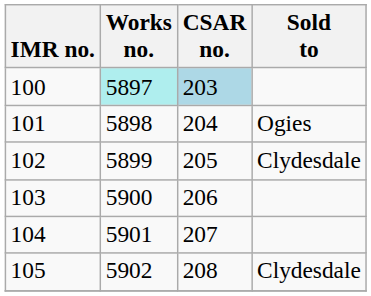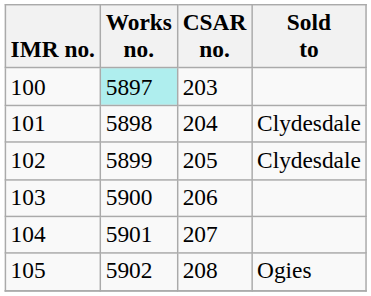(200, 86) lightblue background -> (200, 86) no background
(284, 123) Ogies -> (309, 123) Clydesdale
(309, 271) Clydesdale -> (284, 271) Ogies
